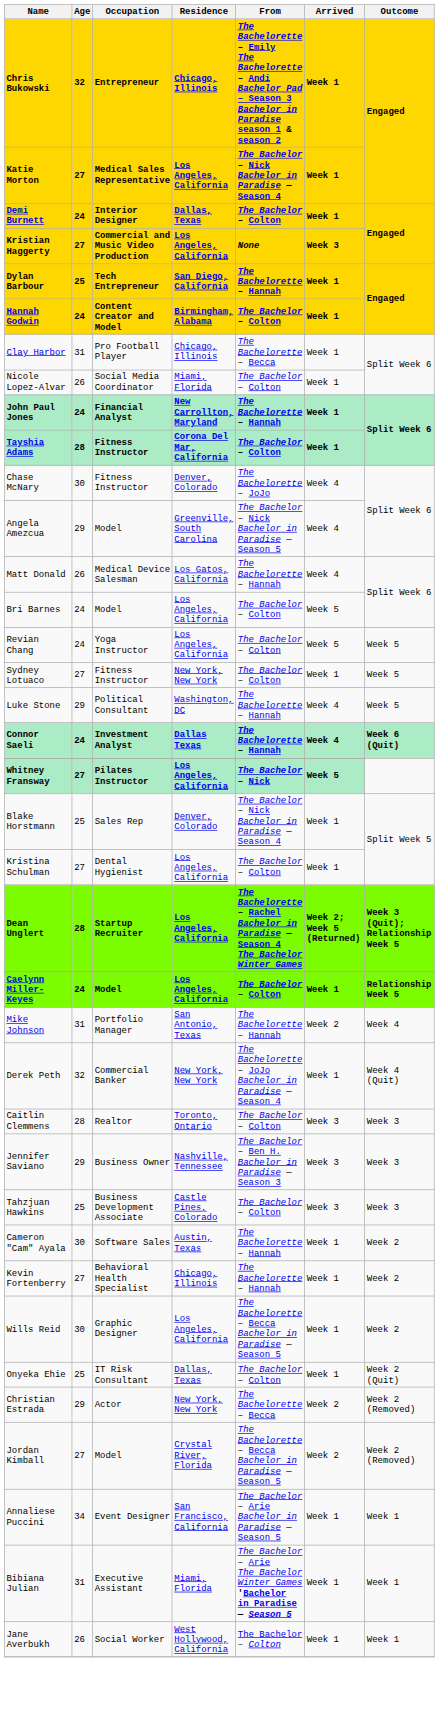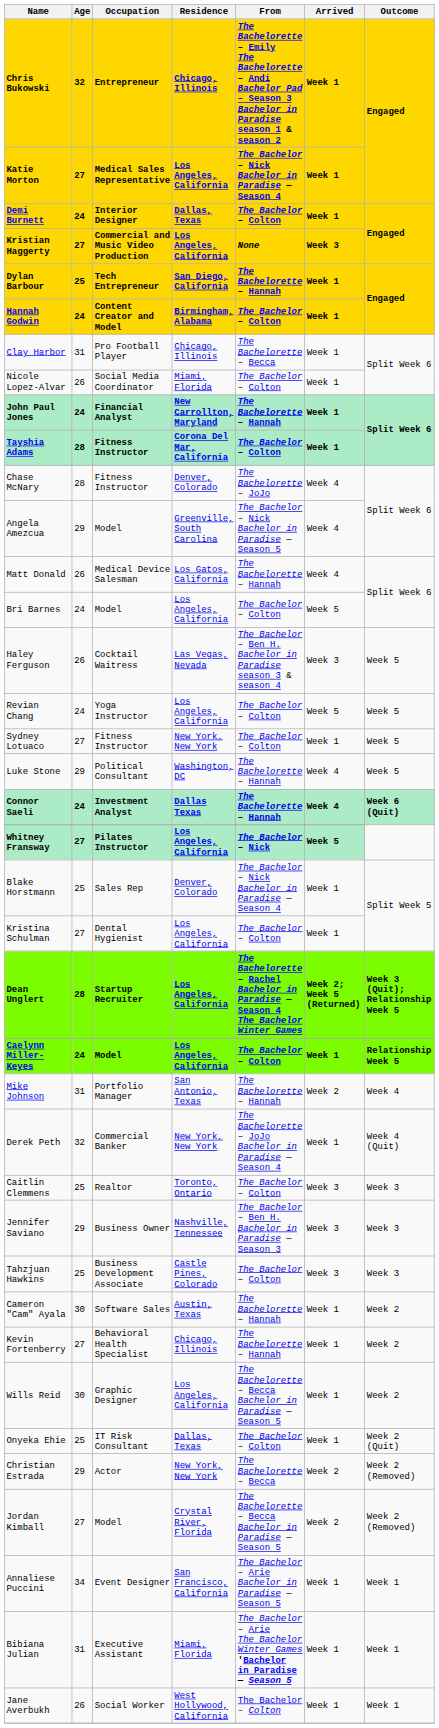(80, 483) 30 -> (80, 483) 28
+ row: (28, 660)
(80, 1121) 28 -> (80, 1188) 25
